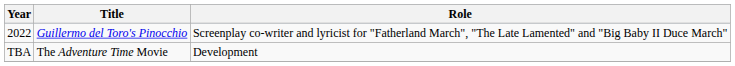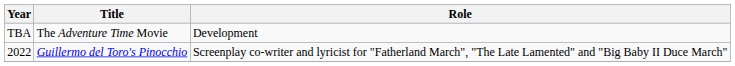rows swapped: (19, 33) <-> (19, 52)
